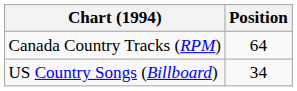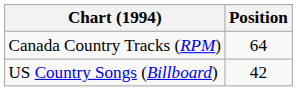(258, 72) 34 -> (258, 72) 42
